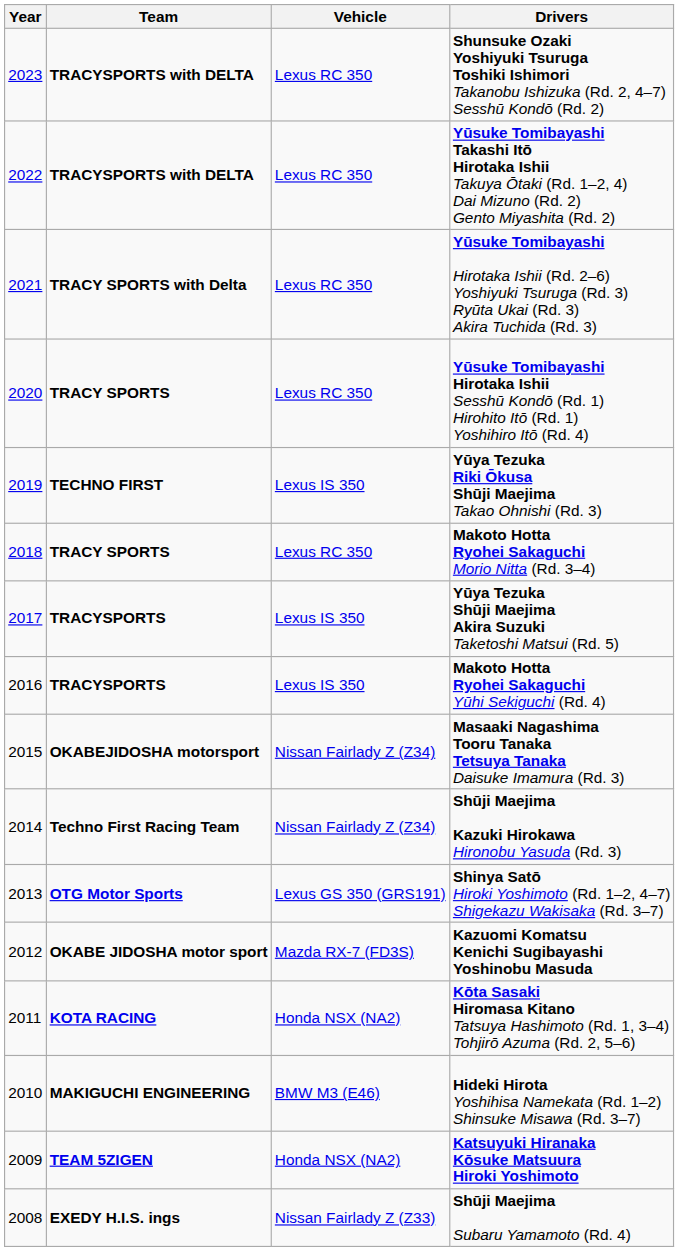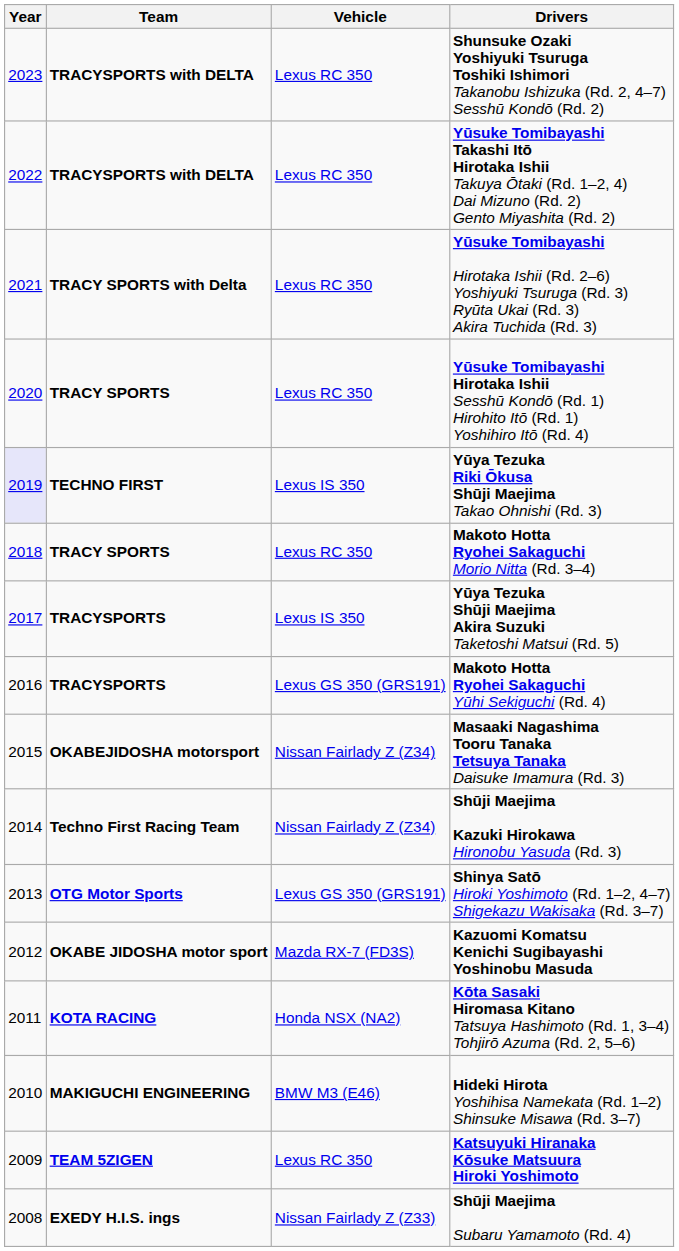(25, 485) no background -> (25, 485) lavender background
(320, 685) Lexus IS 350 -> (360, 685) Lexus GS 350 (GRS191)
(338, 1159) Honda NSX (NA2) -> (324, 1159) Lexus RC 350
